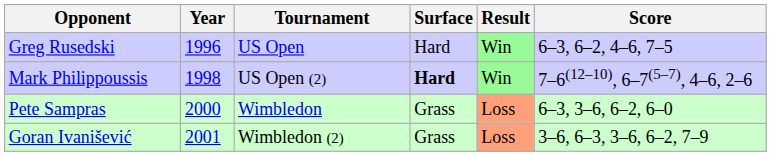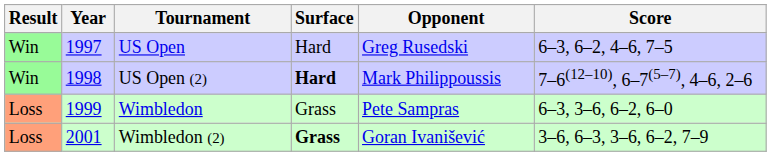columns swapped: (506, 18) <-> (93, 18)
(203, 47) 1996 -> (84, 47) 1997
(203, 108) 2000 -> (84, 108) 1999
(435, 137) normal -> (317, 137) bold
